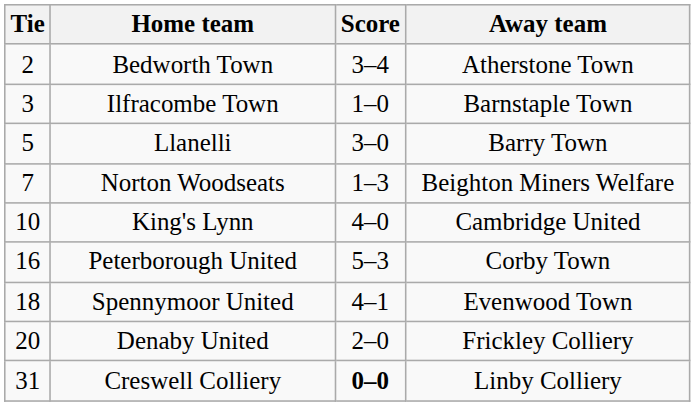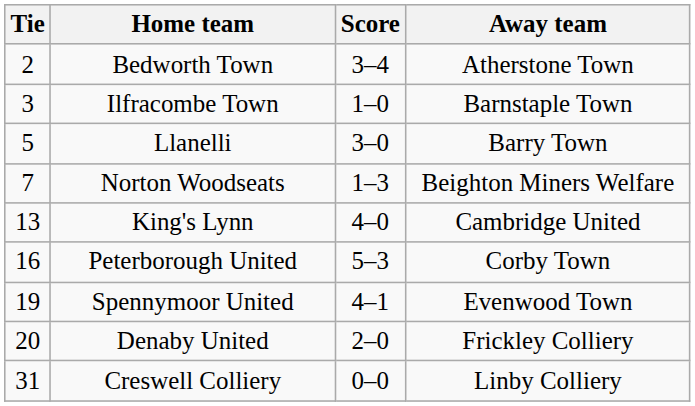(28, 222) 10 -> (28, 222) 13
(28, 301) 18 -> (28, 301) 19
(370, 380) bold -> (370, 380) normal
